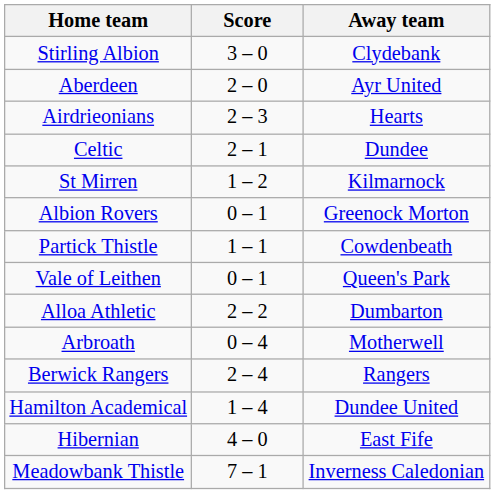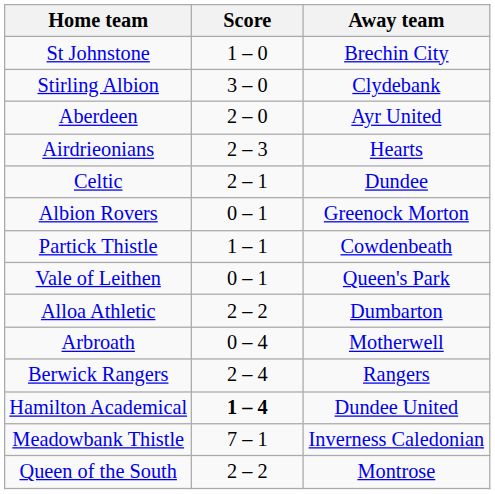+ row: (98, 52)
- row: (98, 181)
(247, 407) normal -> (247, 407) bold
- row: (98, 439)
+ row: (98, 471)
